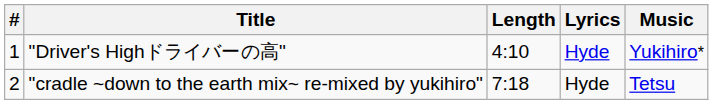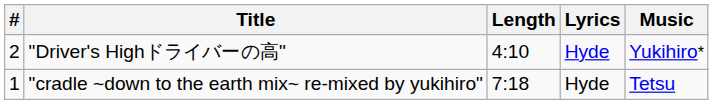(14, 51) 1 -> (14, 51) 2
(14, 84) 2 -> (14, 84) 1
